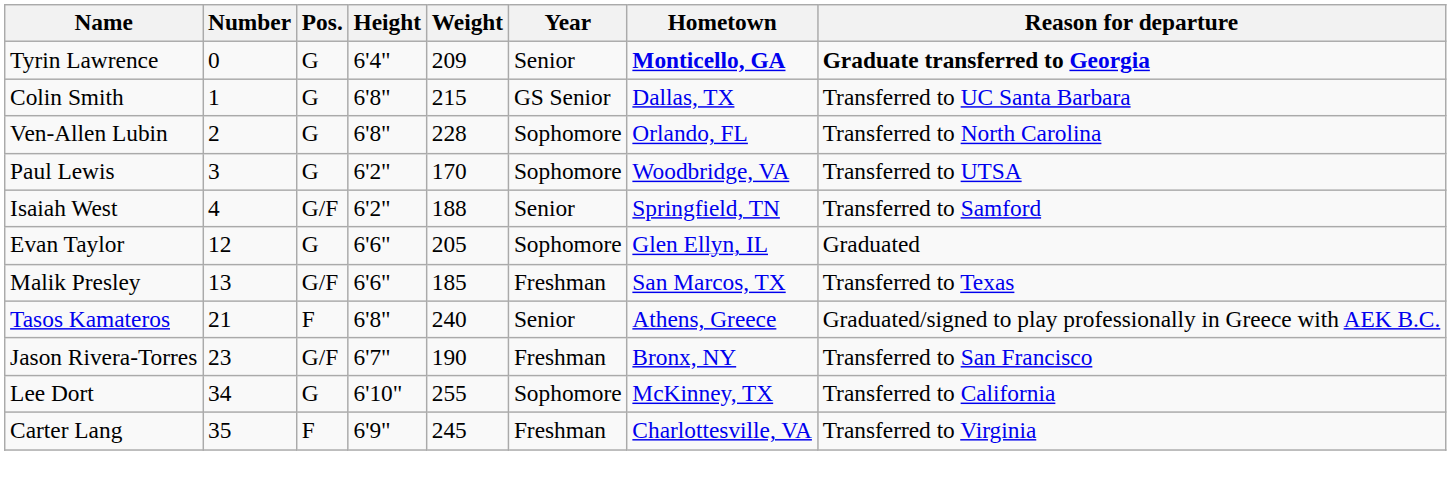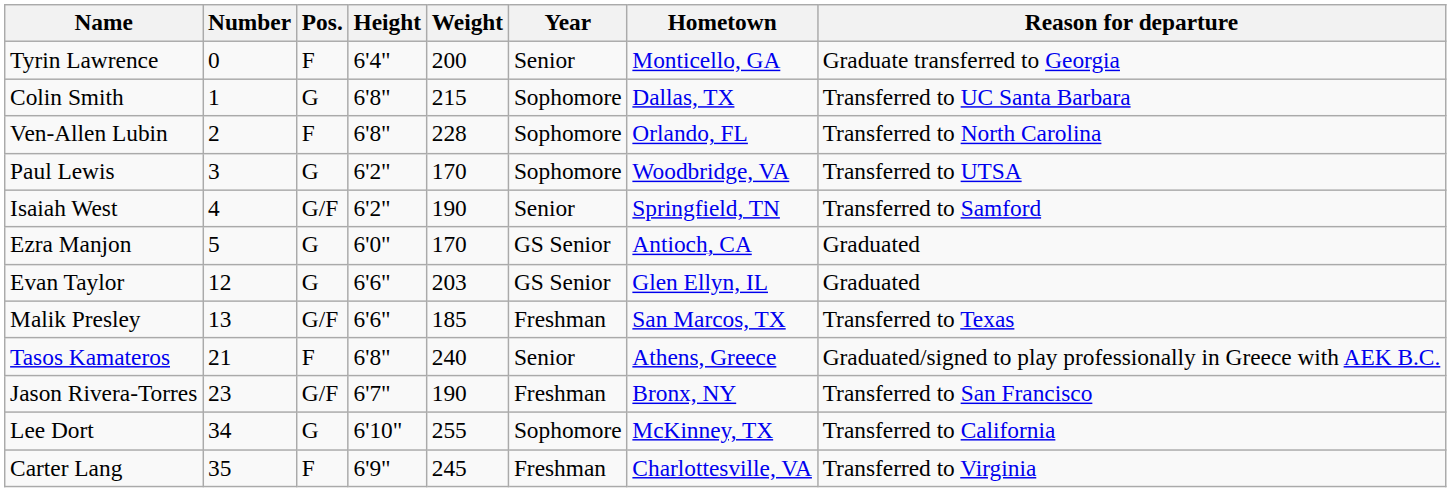(310, 60) G -> (308, 60) F
(449, 60) 209 -> (449, 60) 200
(709, 60) bold -> (706, 60) normal
(986, 60) bold -> (971, 60) normal
(562, 97) GS Senior -> (568, 97) Sophomore
(310, 134) G -> (308, 134) F
(449, 208) 188 -> (449, 208) 190
+ row: (71, 245)
(449, 245) 205 -> (449, 282) 203
(568, 245) Sophomore -> (562, 282) GS Senior
